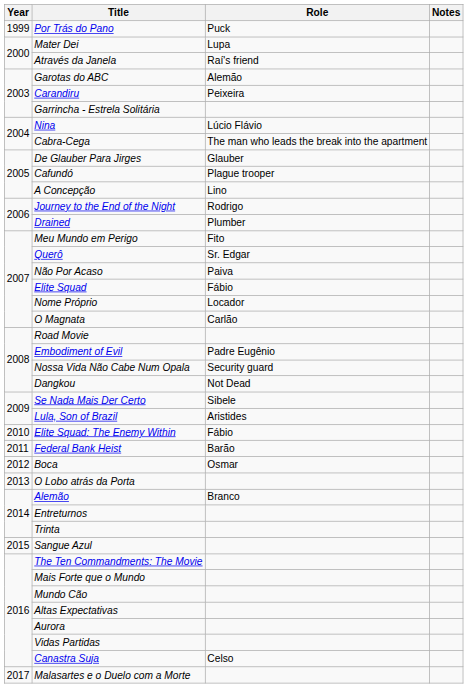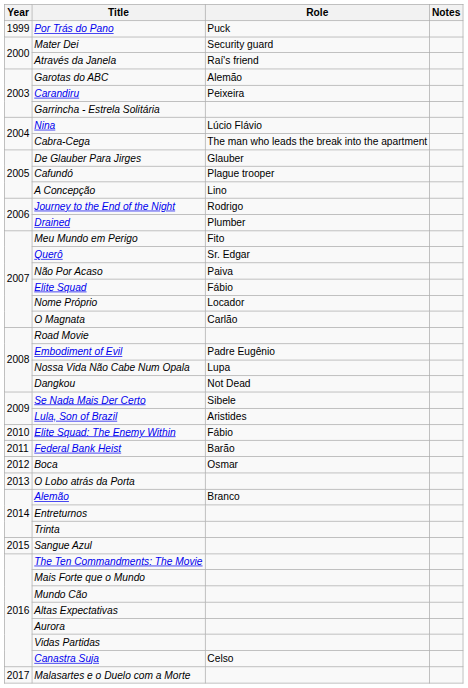(219, 45) Lupa -> (240, 45) Security guard
(240, 368) Security guard -> (219, 368) Lupa
